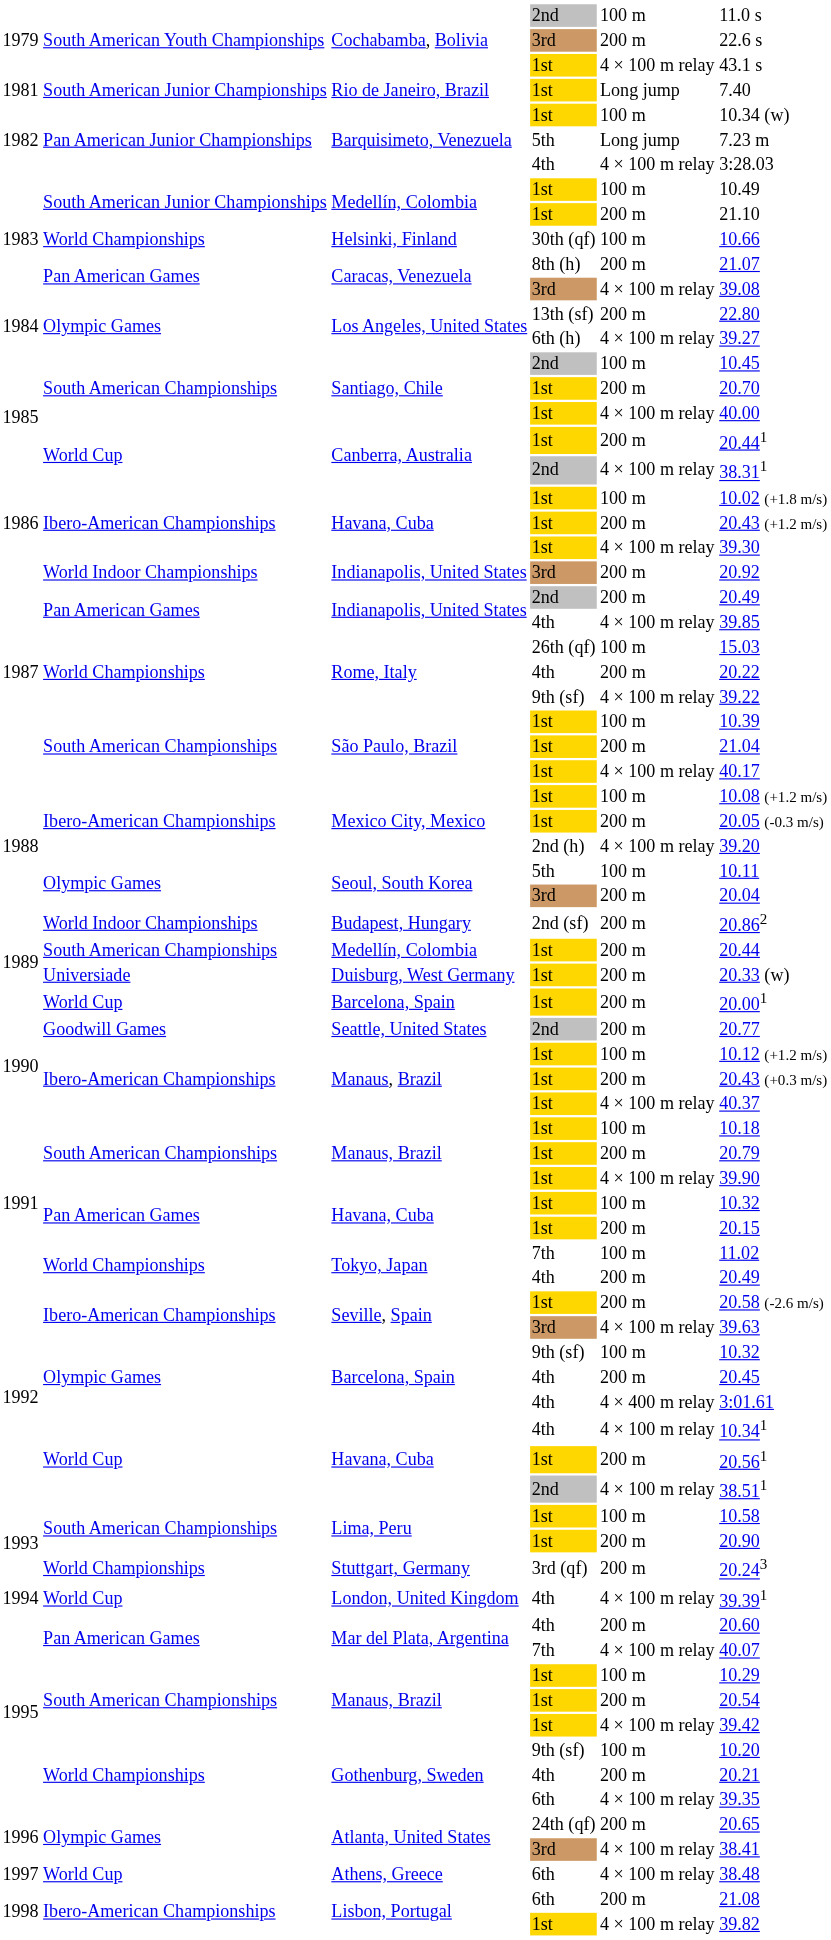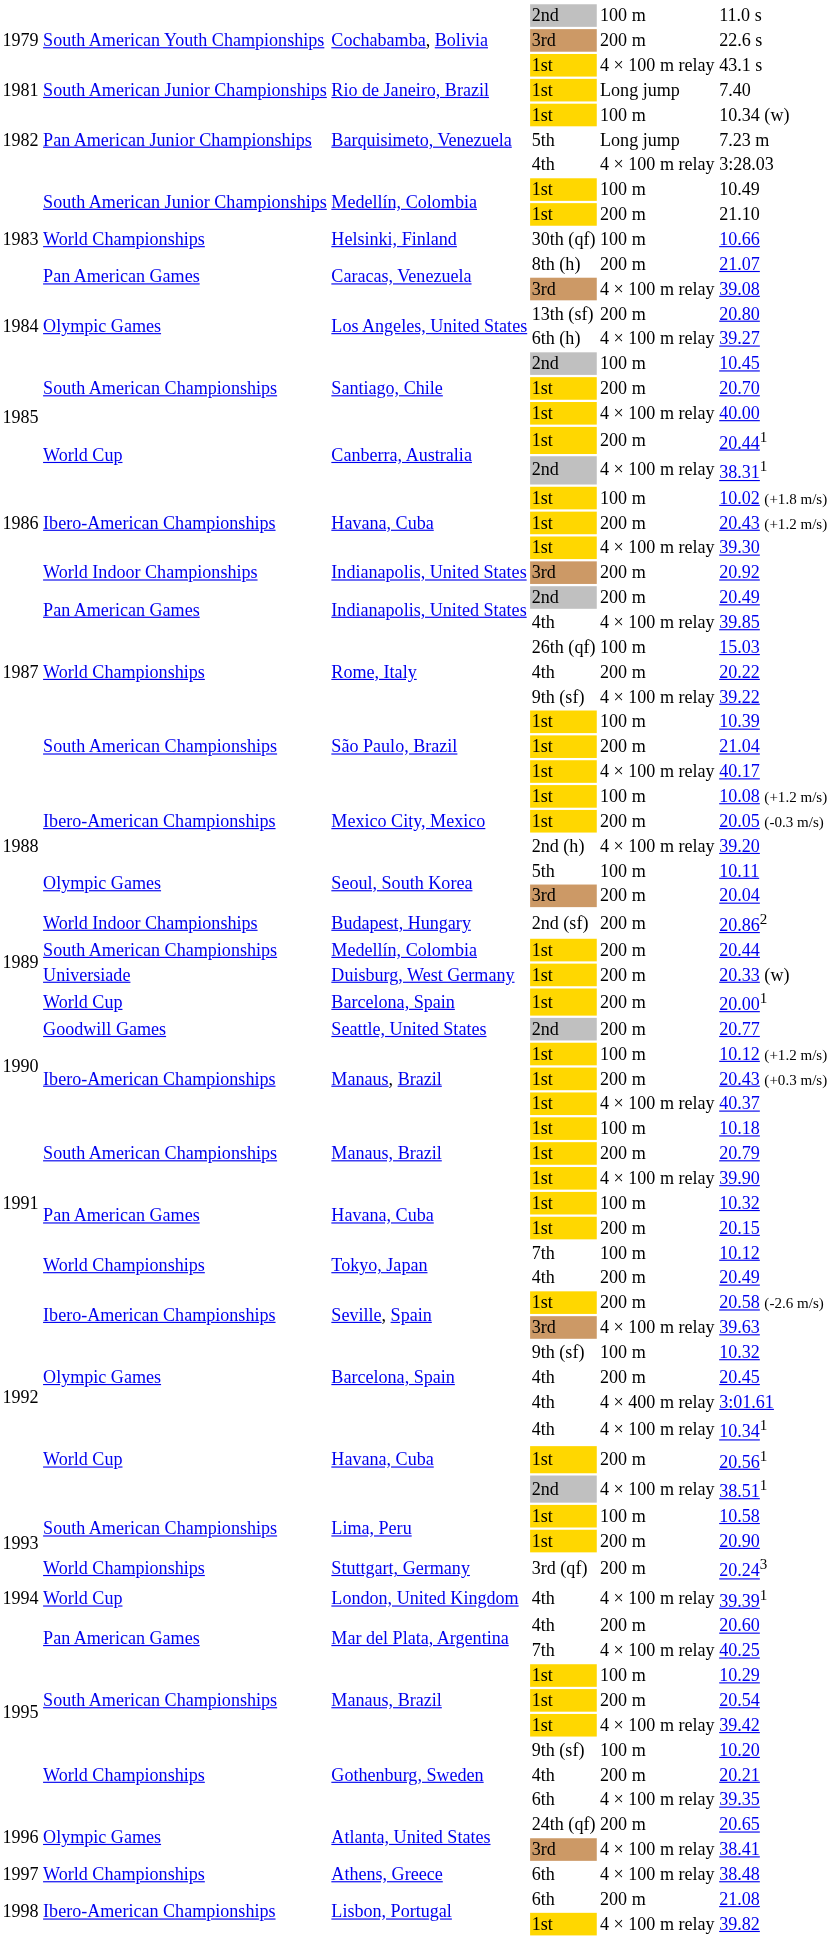(740, 313) 22.80 -> (740, 313) 20.80
(739, 1253) 11.02 -> (740, 1253) 10.12
(740, 1650) 40.07 -> (740, 1650) 40.25
(83, 1874) World Cup -> (124, 1874) World Championships
